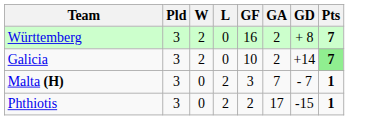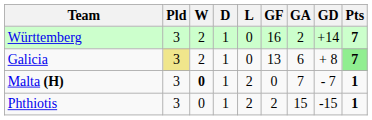+ column: (225, 15)
(304, 37) + 8 -> (328, 37) +14
(176, 59) no background -> (176, 59) khaki background
(250, 59) 10 -> (274, 59) 13
(277, 59) 2 -> (300, 59) 6
(304, 59) +14 -> (328, 59) + 8
(202, 81) normal -> (202, 81) bold
(250, 81) 3 -> (274, 81) 0
(277, 103) 17 -> (300, 103) 15
